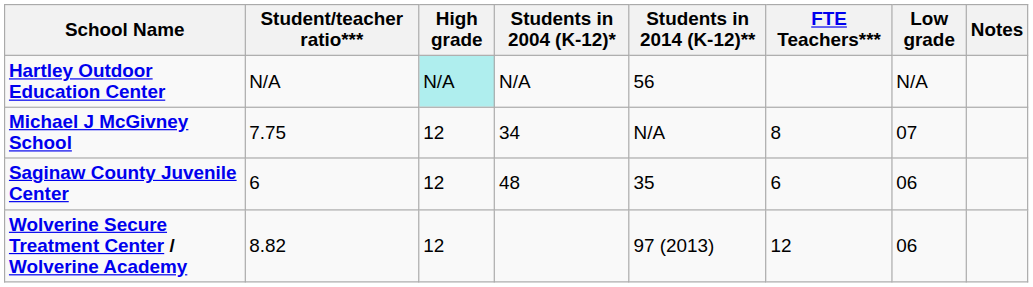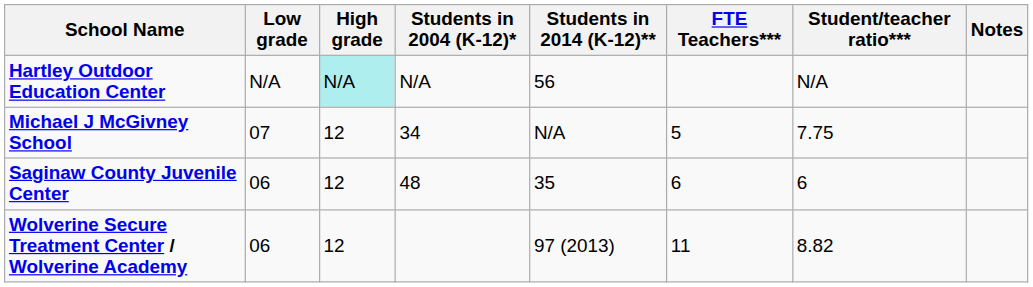columns swapped: (929, 30) <-> (332, 30)
(776, 132) 8 -> (676, 132) 5
(781, 245) 12 -> (681, 245) 11
